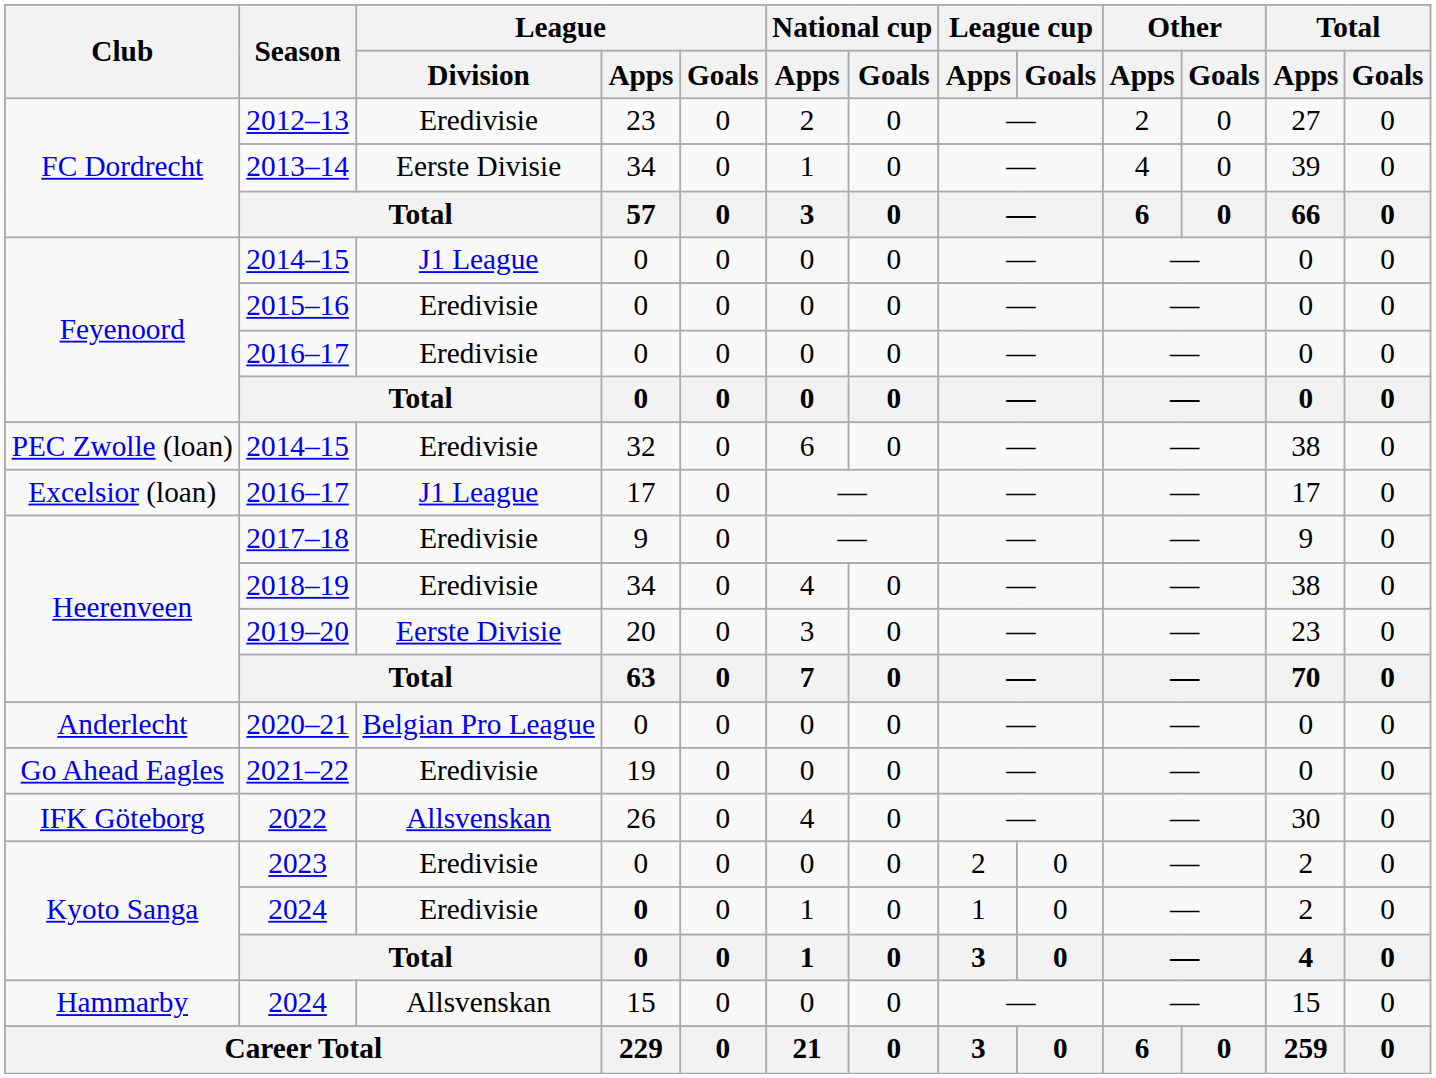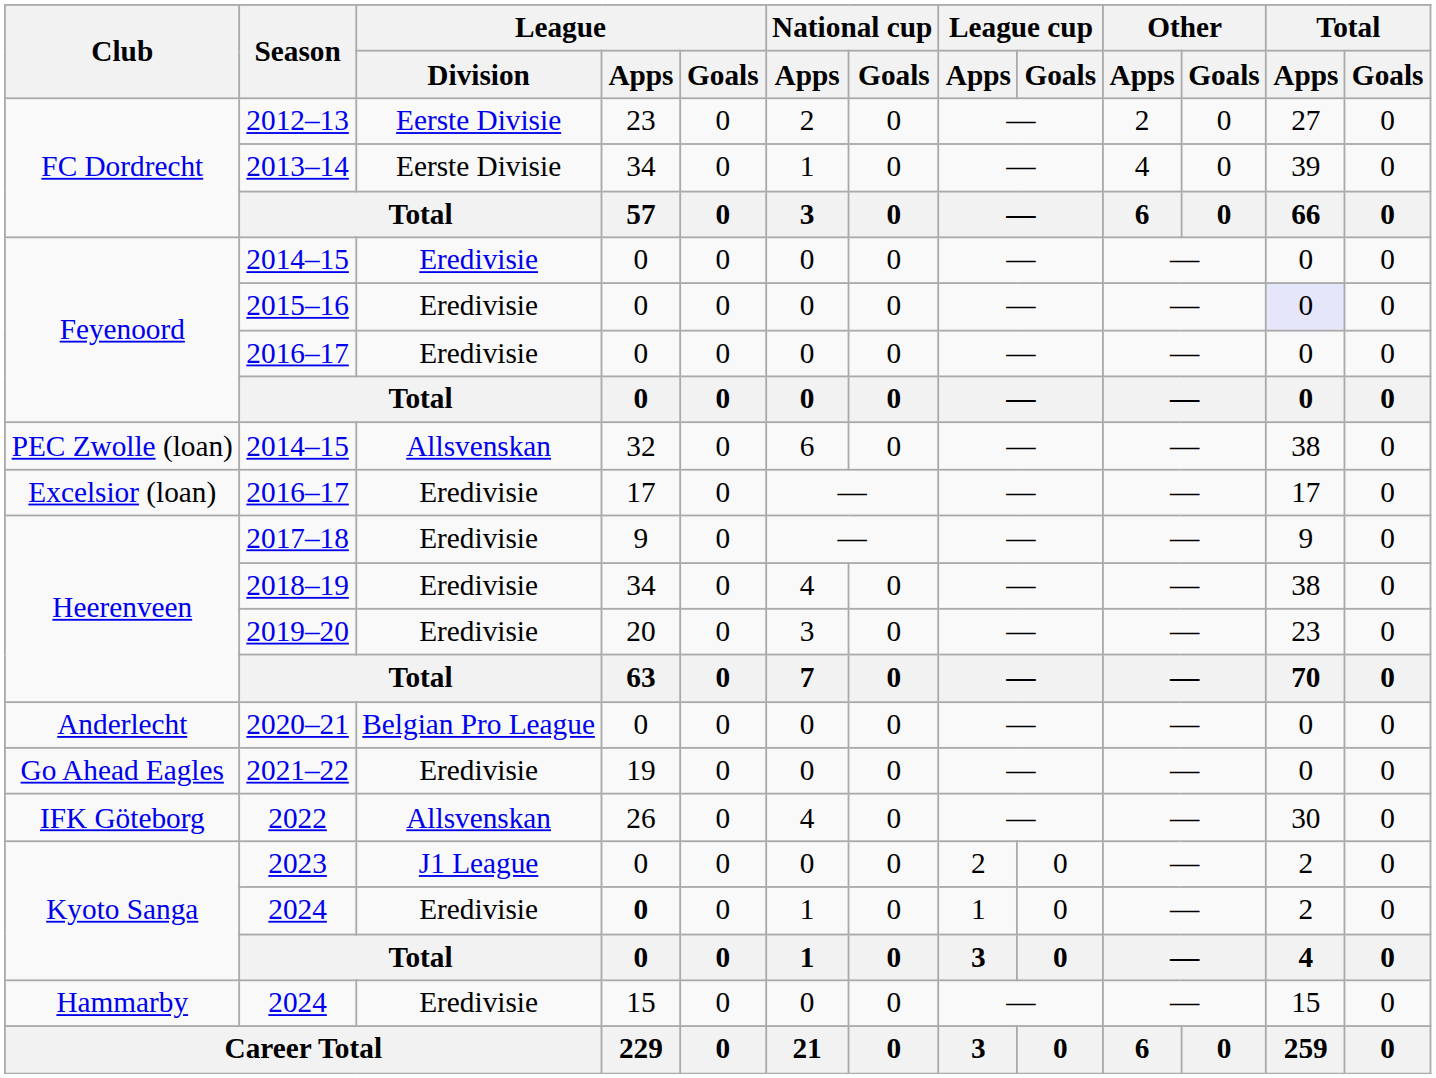(479, 120) Eredivisie -> (479, 120) Eerste Divisie
(479, 259) J1 League -> (479, 259) Eredivisie
(1306, 306) no background -> (1306, 306) lavender background
(479, 445) Eredivisie -> (479, 445) Allsvenskan
(479, 492) J1 League -> (479, 492) Eredivisie
(479, 631) Eerste Divisie -> (479, 631) Eredivisie
(479, 863) Eredivisie -> (479, 863) J1 League
(479, 1002) Allsvenskan -> (479, 1002) Eredivisie
